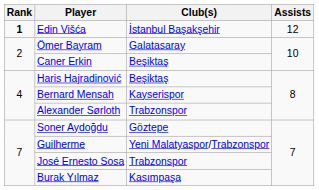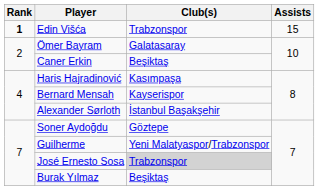(174, 29) İstanbul Başakşehir -> (158, 29) Trabzonspor
(293, 29) 12 -> (293, 29) 15
(149, 78) Beşiktaş -> (155, 78) Kasımpaşa
(158, 111) Trabzonspor -> (174, 111) İstanbul Başakşehir
(158, 161) no background -> (158, 161) lightgrey background
(155, 177) Kasımpaşa -> (149, 177) Beşiktaş
